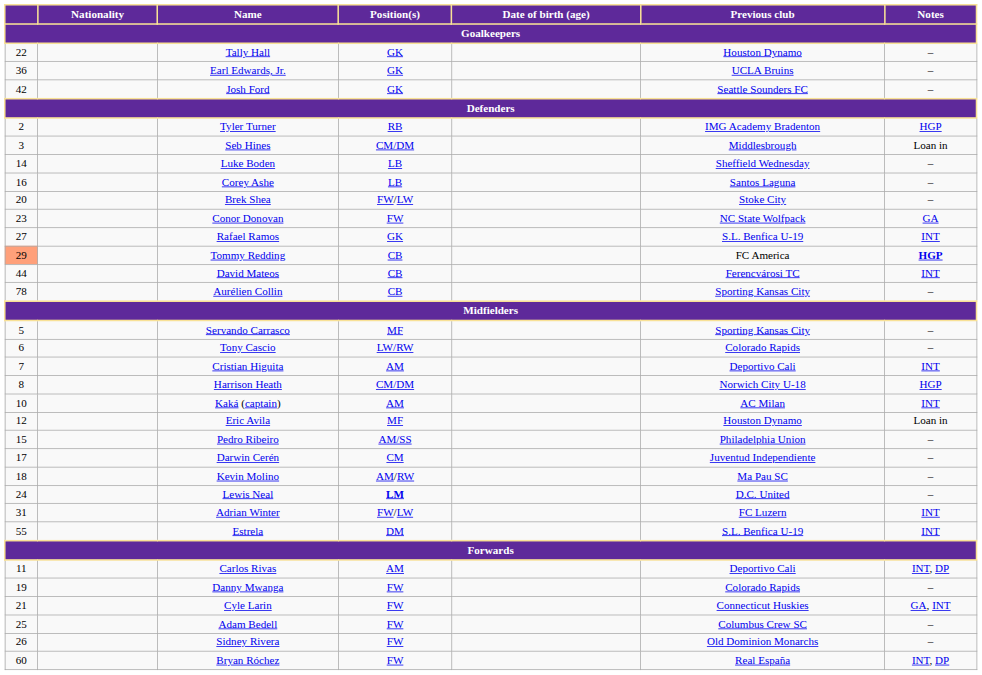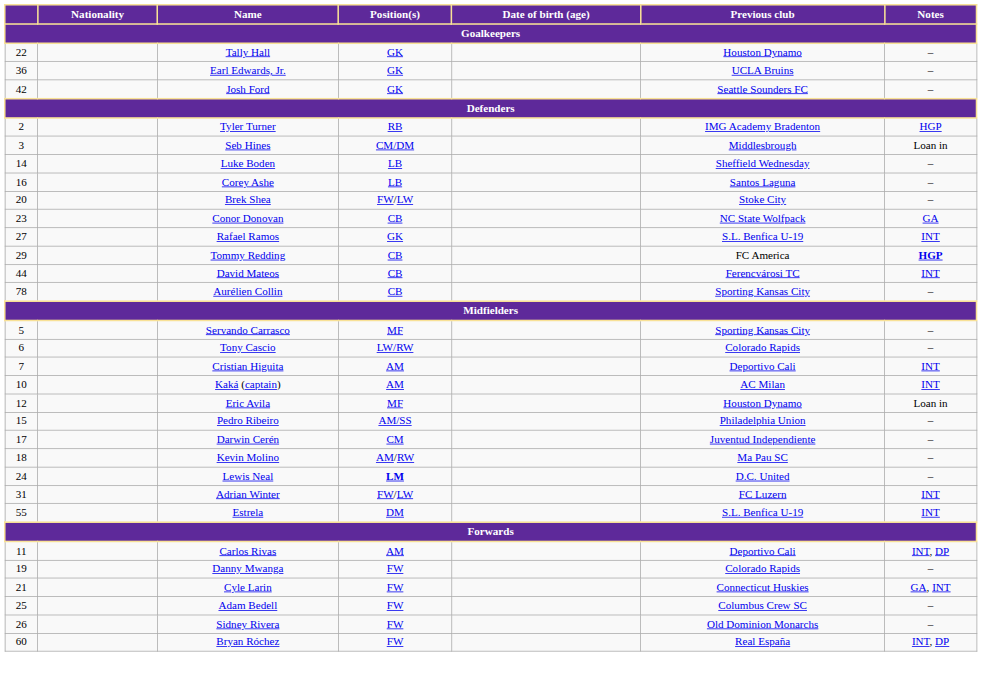(395, 219) FW -> (395, 219) CB
(21, 255) lightsalmon background -> (21, 255) no background
- row: (248, 385)
